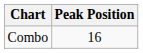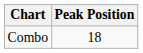(94, 37) 16 -> (94, 37) 18
